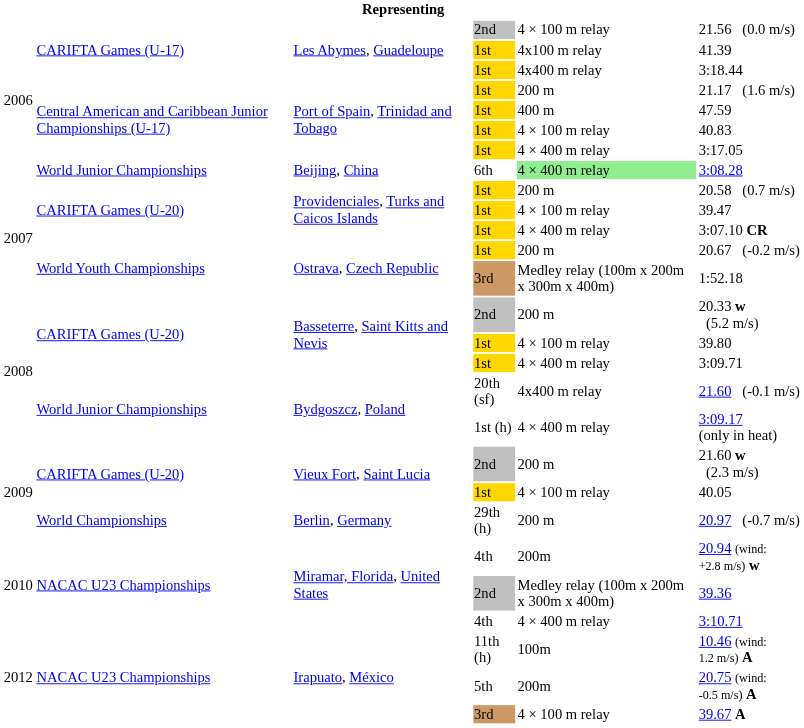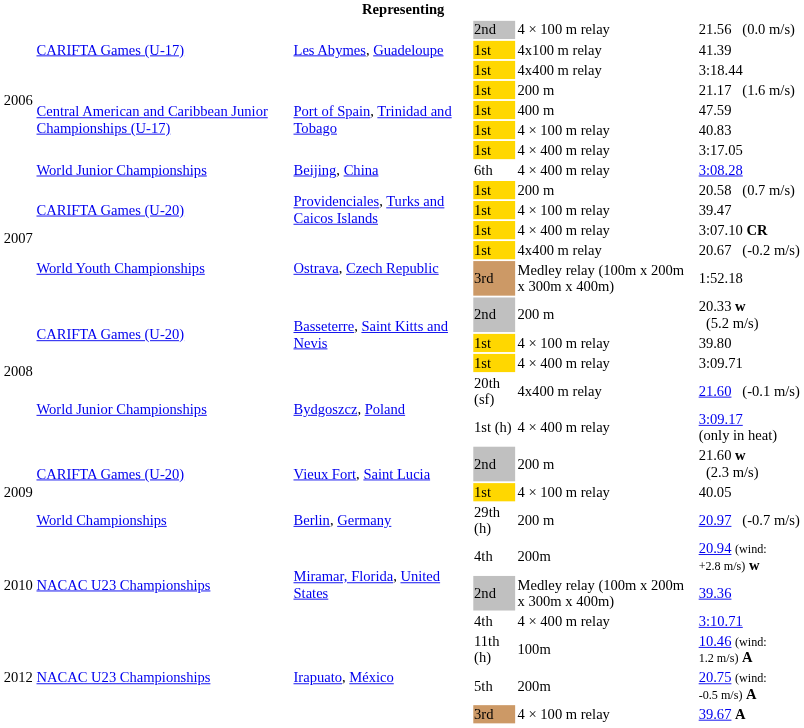(564, 170) lightgreen background -> (564, 170) no background
(536, 250) 200 m -> (560, 250) 4x400 m relay
